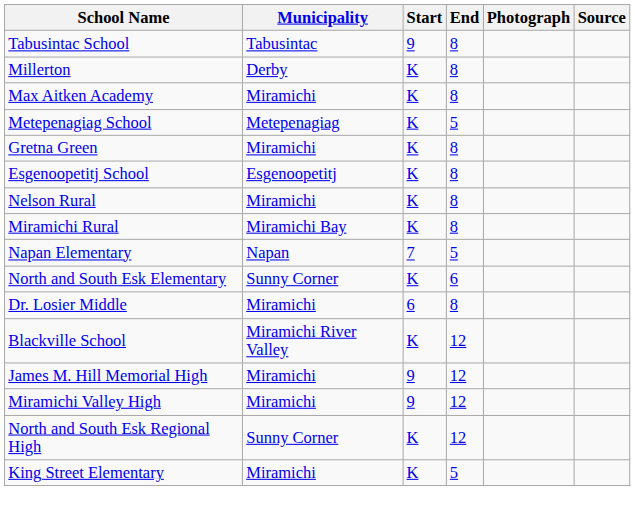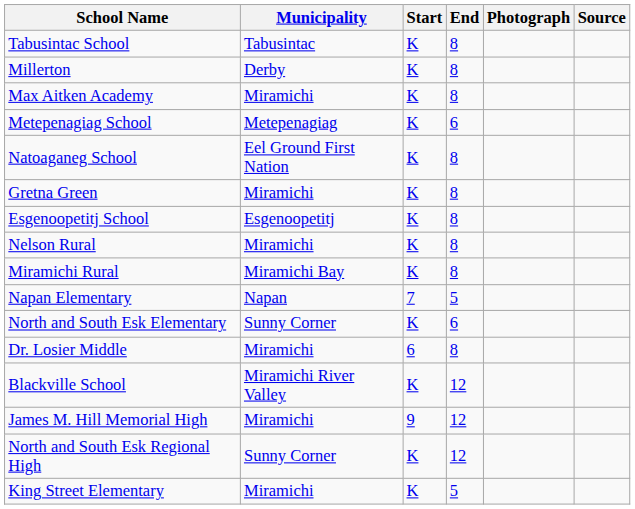(411, 43) 9 -> (413, 43) K
(454, 122) 5 -> (454, 122) 6
+ row: (73, 157)
- row: (85, 402)
